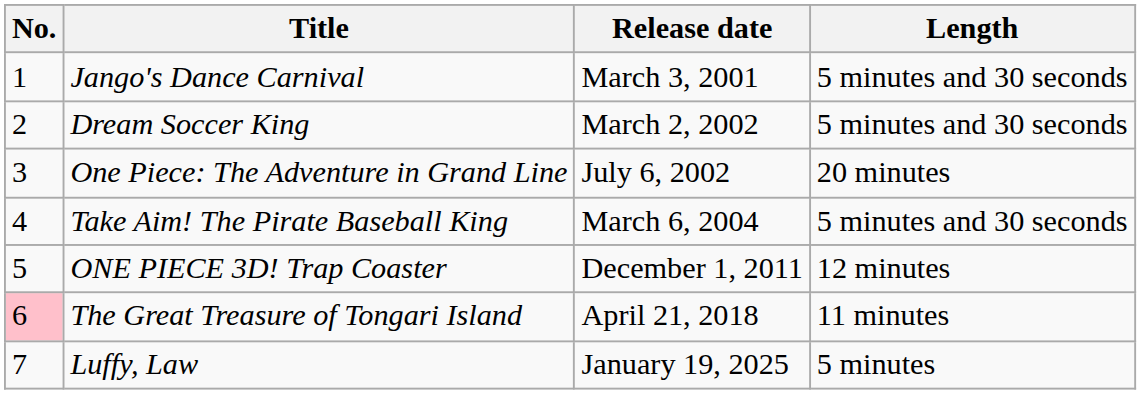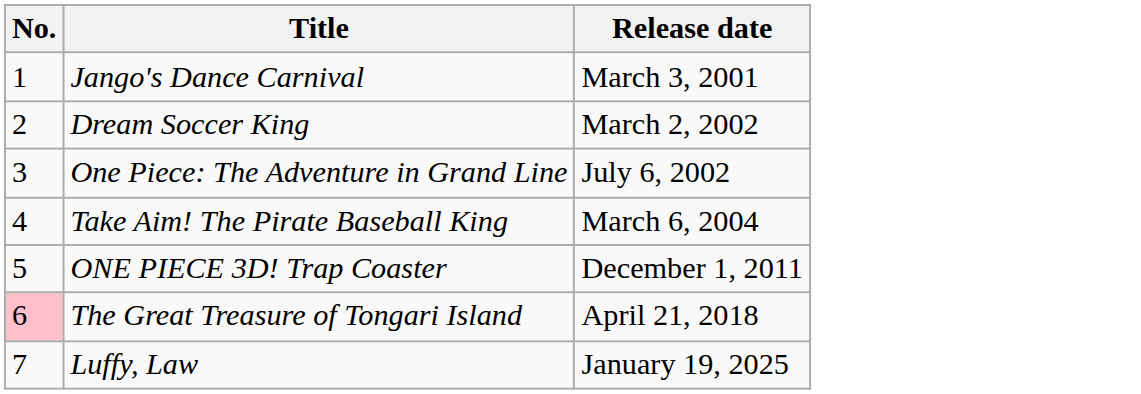- column: (972, 28)
